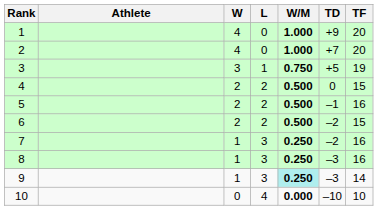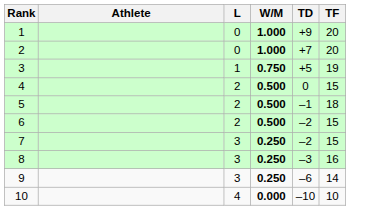- column: (237, 13)
(359, 104) 16 -> (332, 104) 18
(359, 141) 16 -> (332, 141) 15
(298, 178) paleturquoise background -> (271, 178) no background
(332, 178) –3 -> (305, 178) –6
